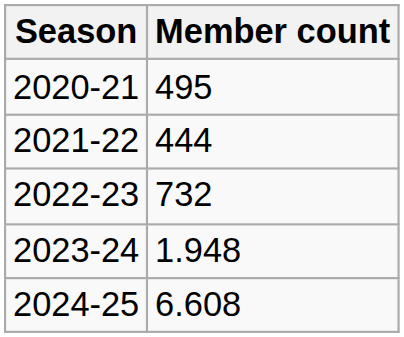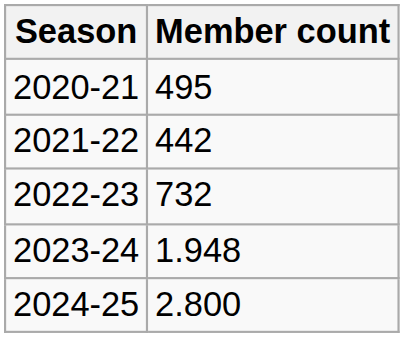(184, 140) 444 -> (184, 140) 442
(198, 304) 6.608 -> (198, 304) 2.800
